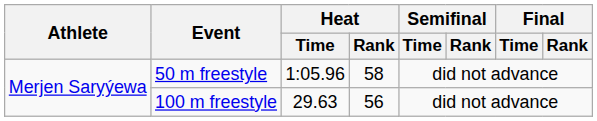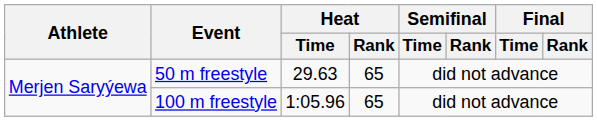(315, 74) 1:05.96 -> (315, 74) 29.63
(374, 74) 58 -> (374, 74) 65
(315, 102) 29.63 -> (315, 102) 1:05.96
(374, 102) 56 -> (374, 102) 65
